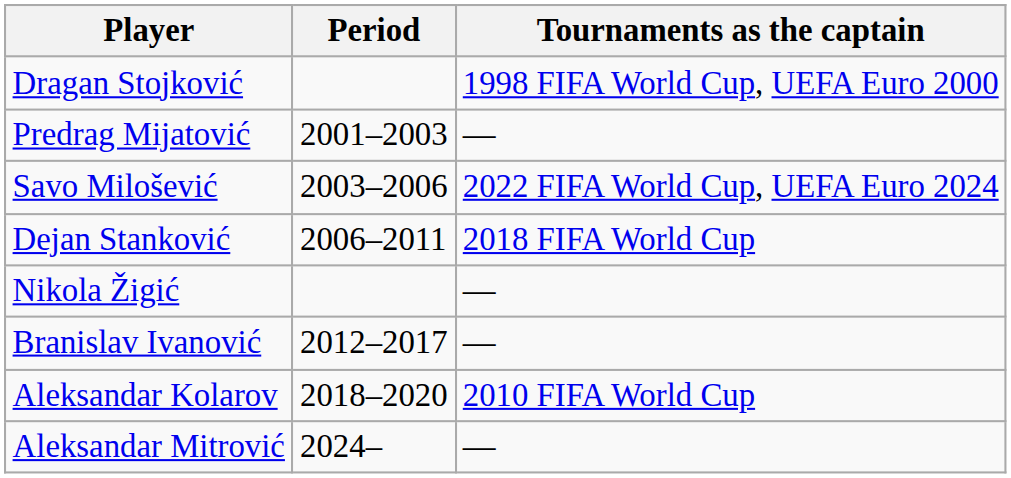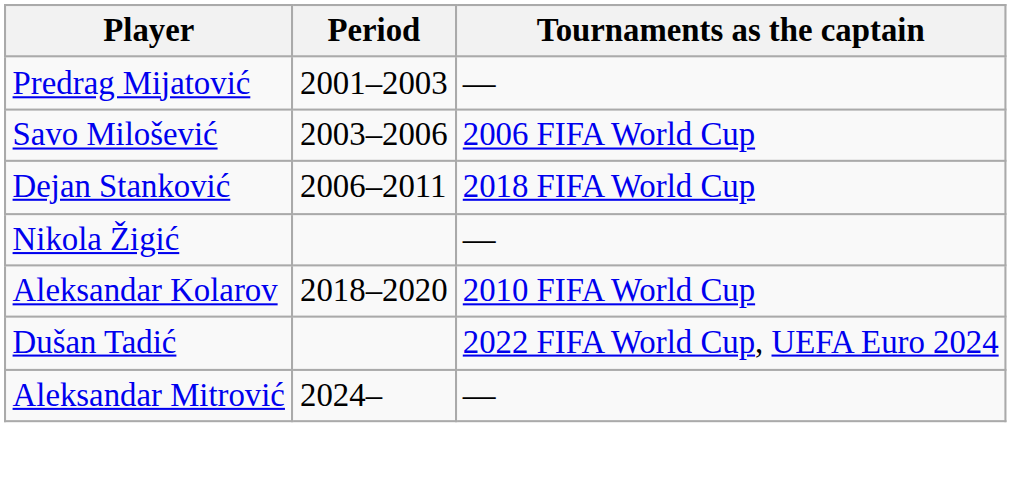- row: (128, 82)
(731, 186) 2022 FIFA World Cup, UEFA Euro 2024 -> (609, 134) 2006 FIFA World Cup
- row: (137, 342)
+ row: (94, 342)
